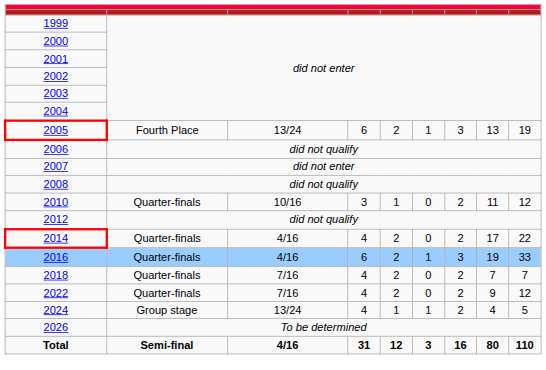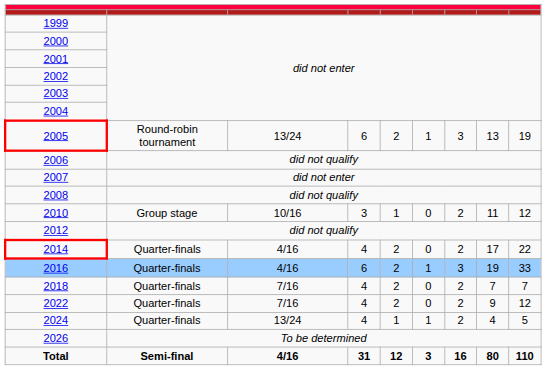(167, 131) Fourth Place -> (167, 136) Round-robin tournament
(167, 202) Quarter-finals -> (167, 213) Group stage
(167, 310) Group stage -> (167, 321) Quarter-finals
